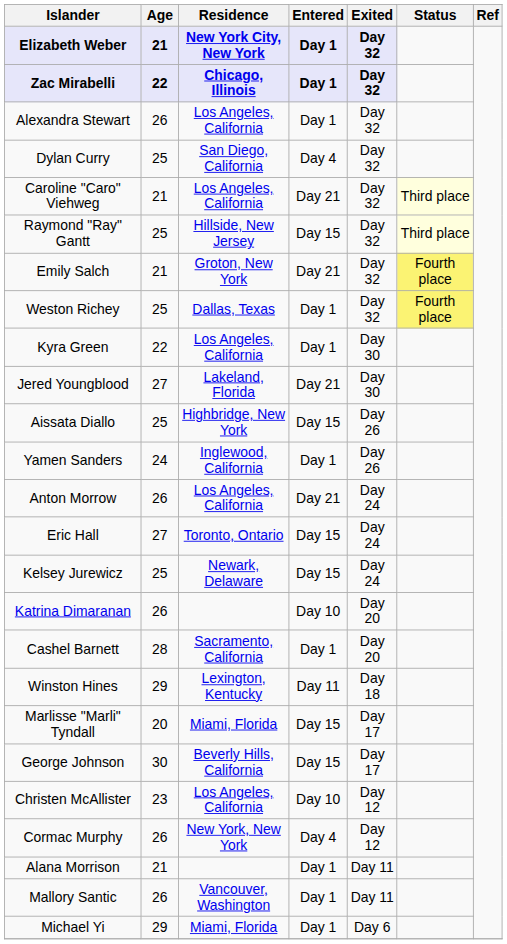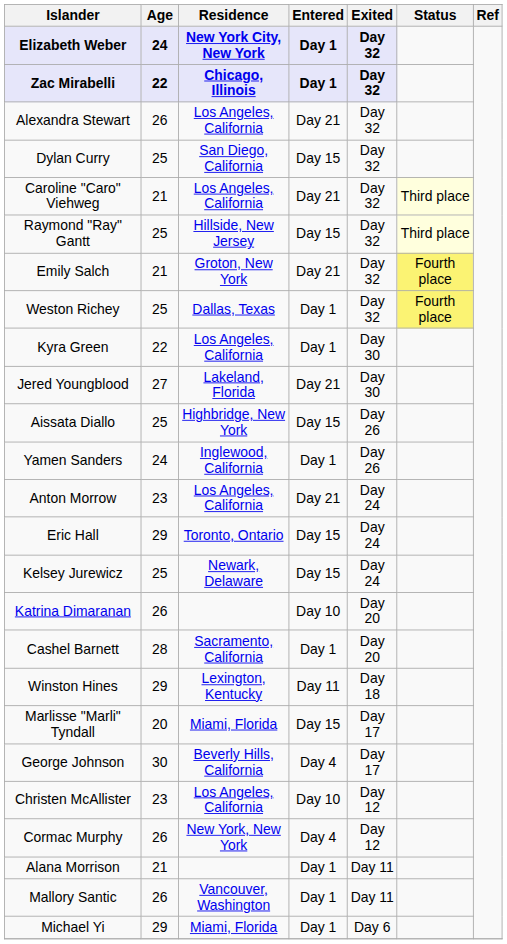(160, 45) 21 -> (160, 45) 24
(318, 120) Day 1 -> (318, 120) Day 21
(318, 158) Day 4 -> (318, 158) Day 15
(160, 498) 26 -> (160, 498) 23
(160, 536) 27 -> (160, 536) 29
(318, 762) Day 15 -> (318, 762) Day 4
